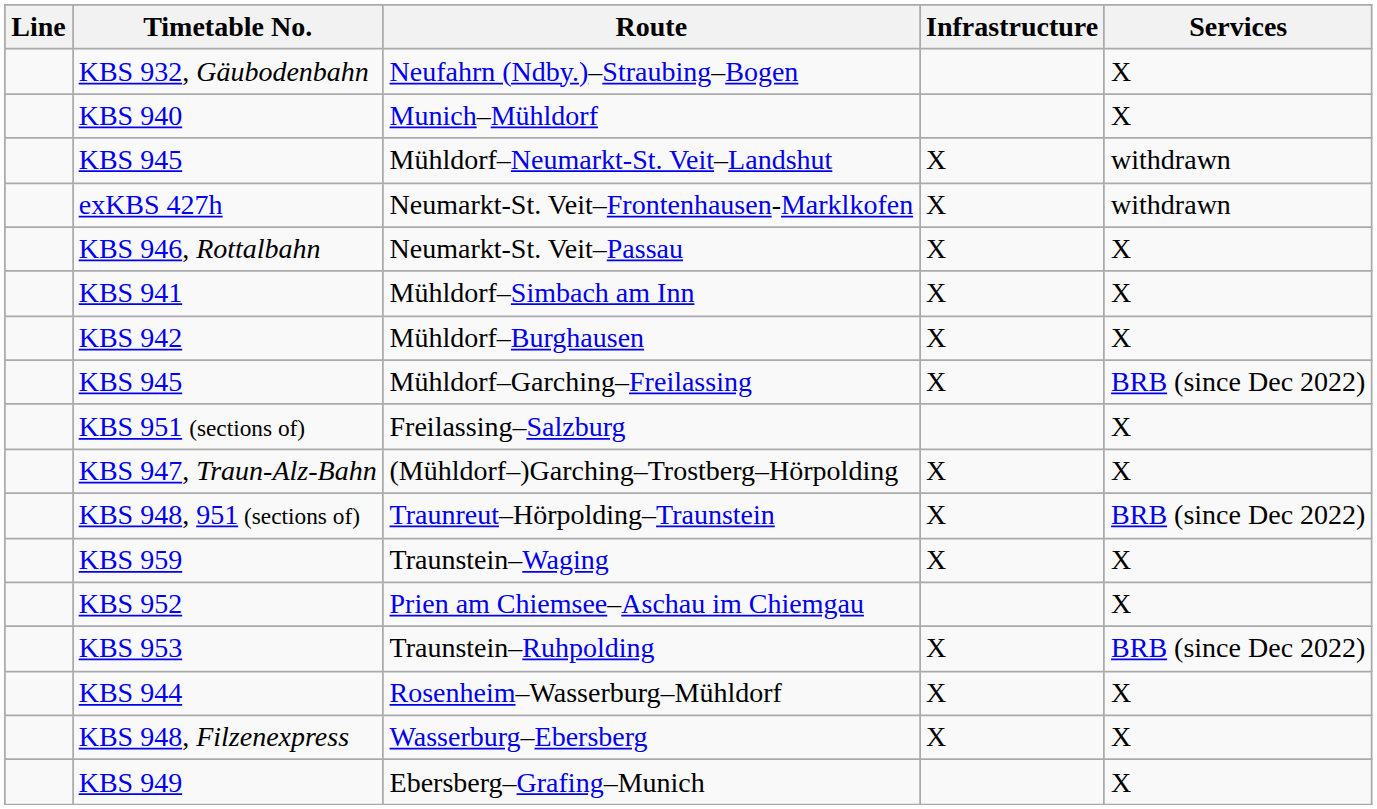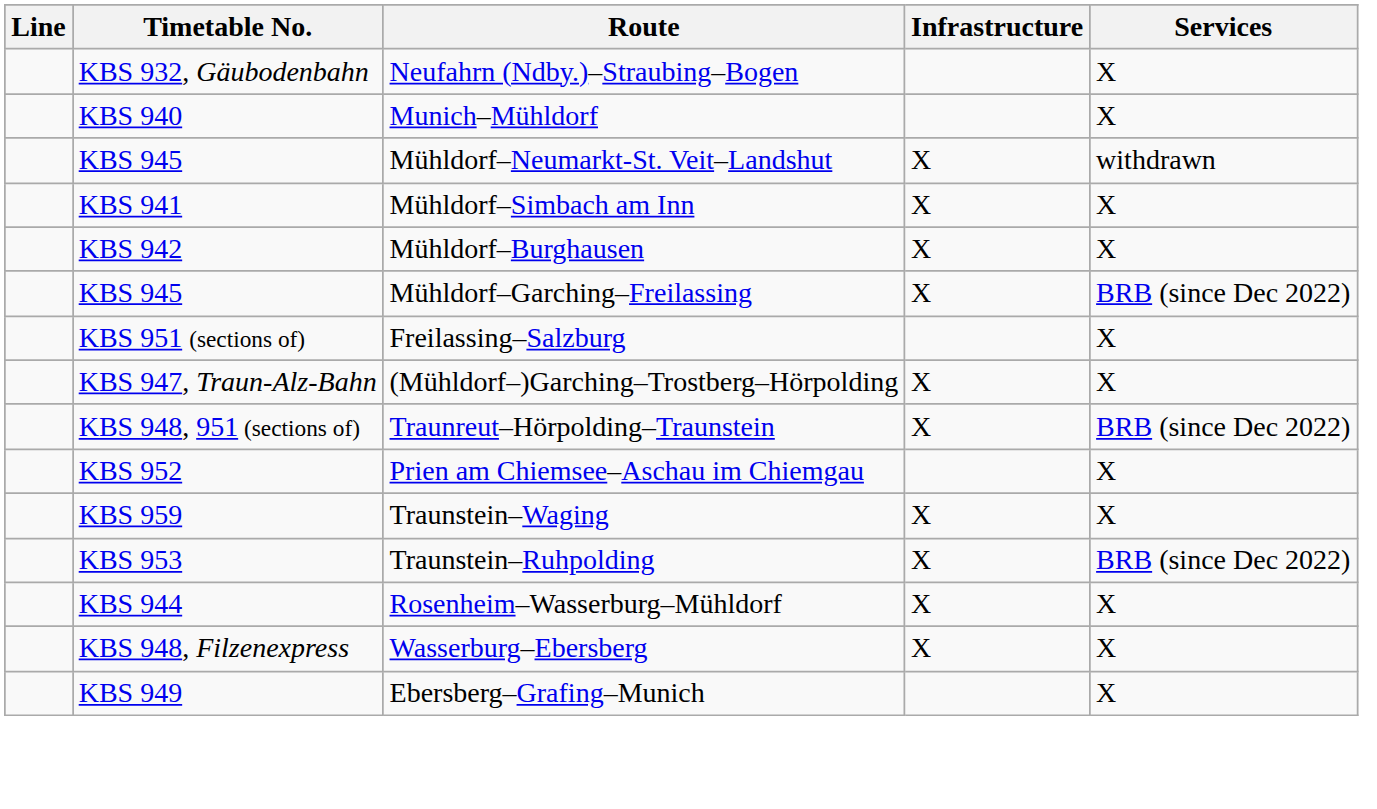- row: (651, 204)
- row: (536, 248)
rows swapped: (627, 603) <-> (499, 559)
